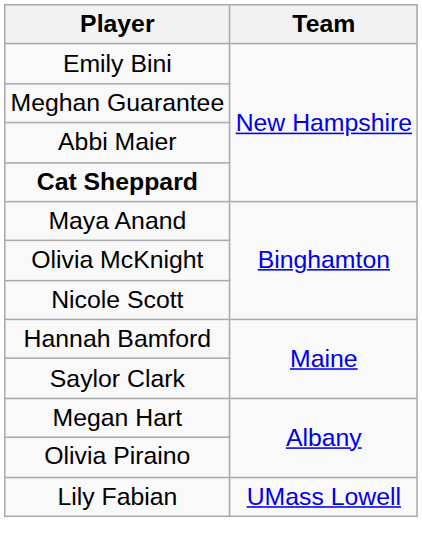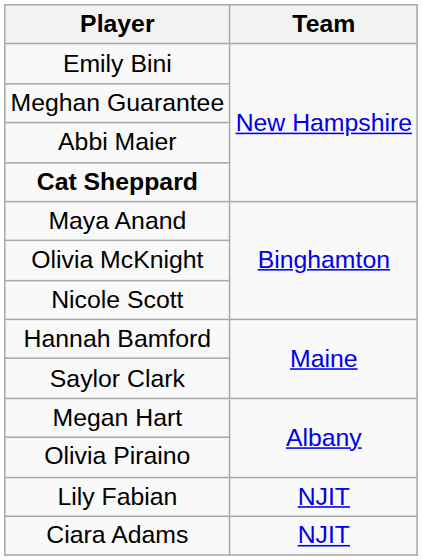(324, 496) UMass Lowell -> (324, 496) NJIT
+ row: (117, 535)
